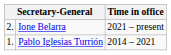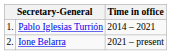rows swapped: (61, 42) <-> (42, 27)
